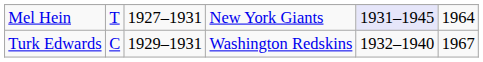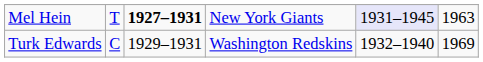(165, 17) normal -> (165, 17) bold
(458, 17) 1964 -> (458, 17) 1963
(458, 43) 1967 -> (458, 43) 1969
